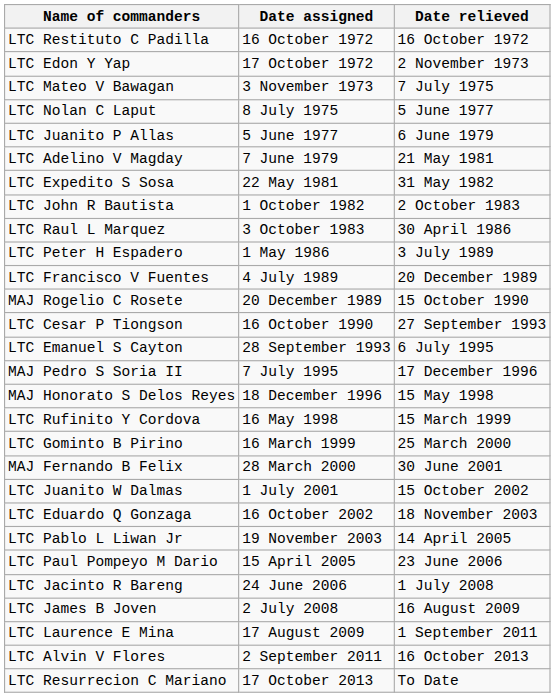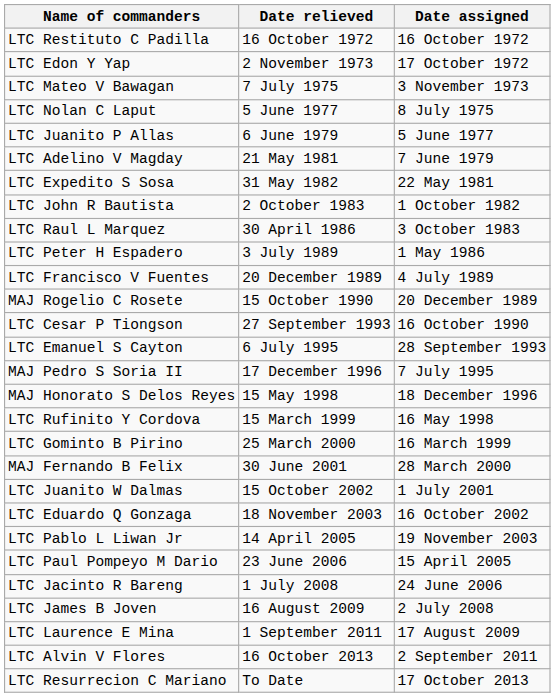columns swapped: (316, 16) <-> (472, 16)
